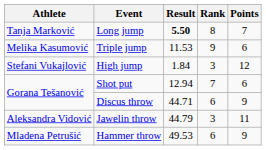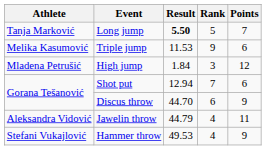(213, 31) 8 -> (213, 31) 5
(47, 66) Stefani Vukajlović -> (44, 66) Mladena Petrušić
(181, 101) 44.71 -> (181, 101) 44.70
(213, 119) 3 -> (213, 119) 4
(44, 136) Mladena Petrušić -> (47, 136) Stefani Vukajlović
(213, 136) 6 -> (213, 136) 4
